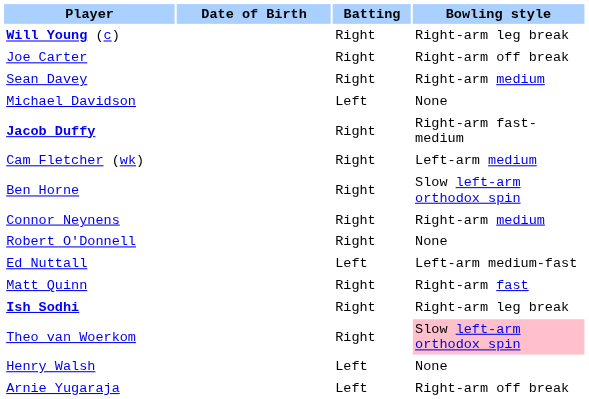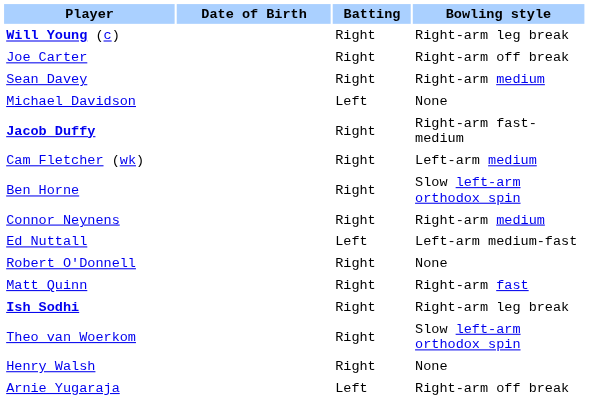rows swapped: (47, 264) <-> (71, 242)
(468, 337) pink background -> (468, 337) no background
(351, 367) Left -> (355, 367) Right
